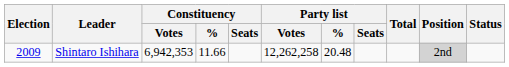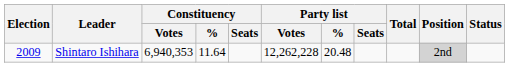(169, 52) 6,942,353 -> (169, 52) 6,940,353
(212, 52) 11.66 -> (212, 52) 11.64
(291, 52) 12,262,258 -> (291, 52) 12,262,228
